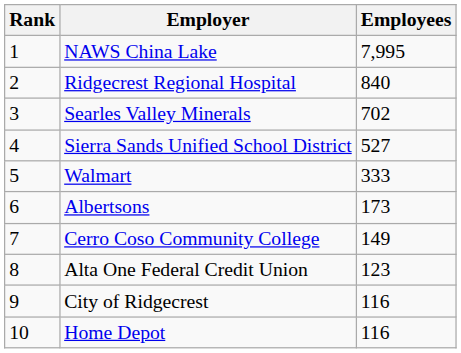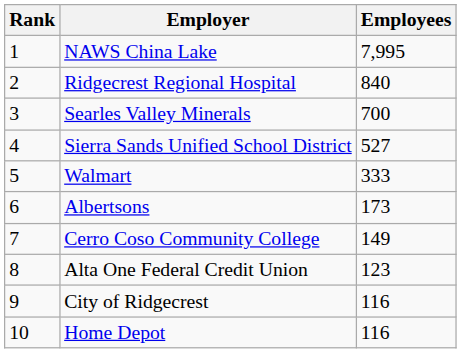(376, 113) 702 -> (376, 113) 700
